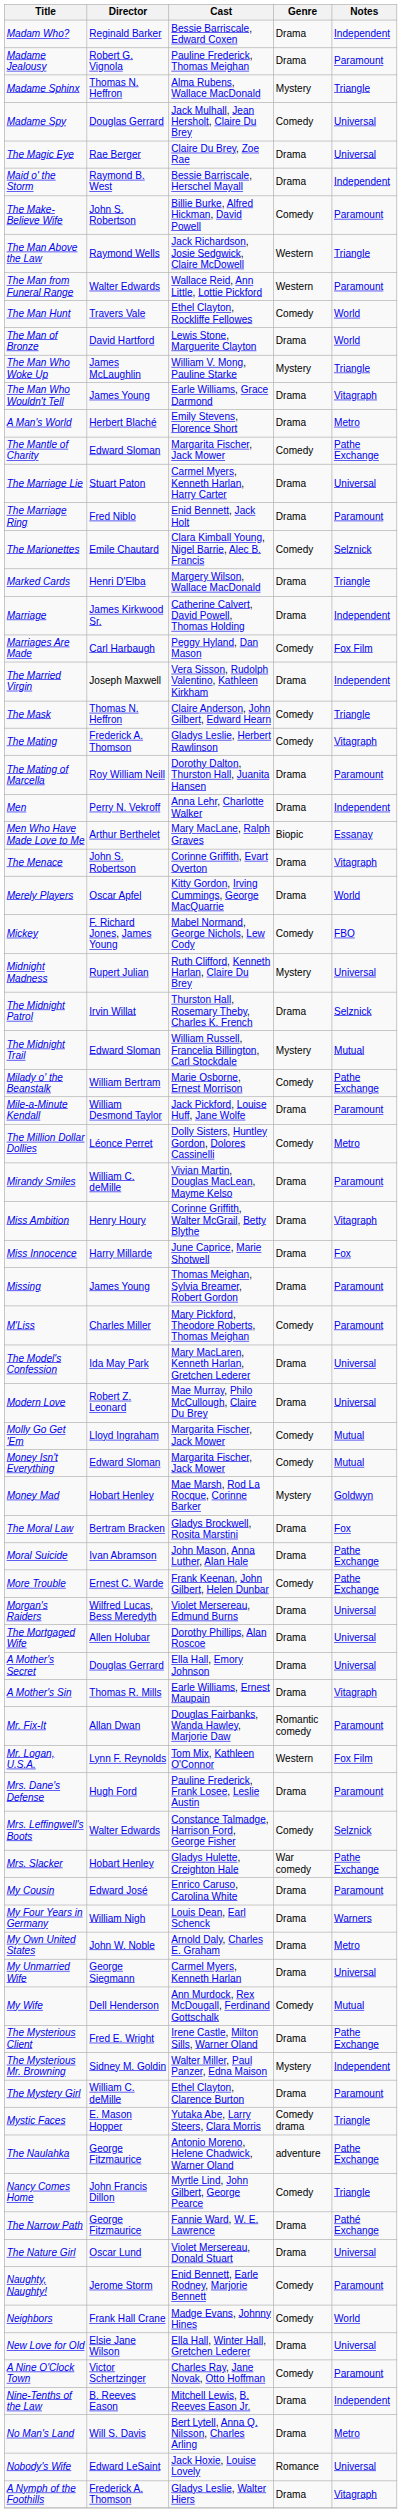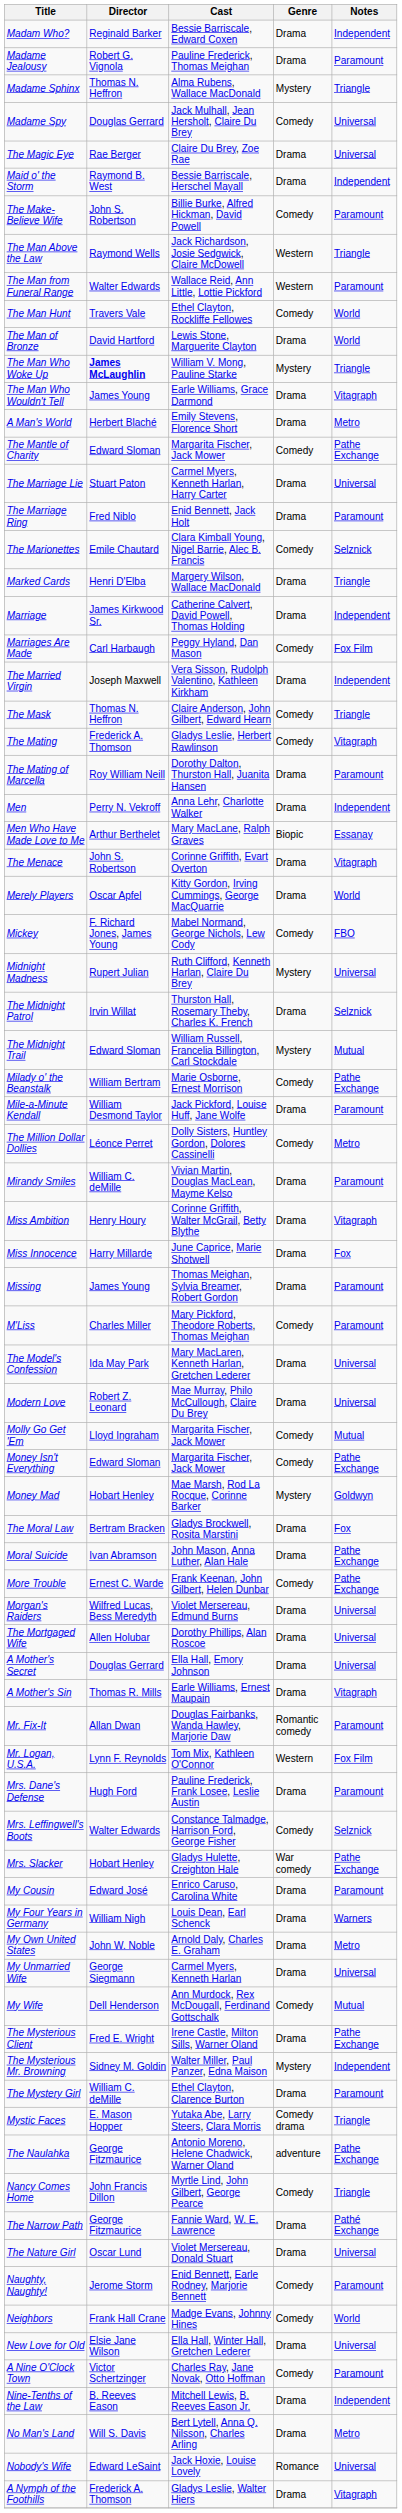(115, 368) normal -> (117, 368) bold
(349, 1463) Mutual -> (356, 1463) Pathe Exchange
